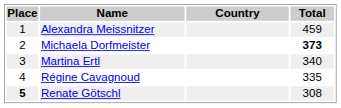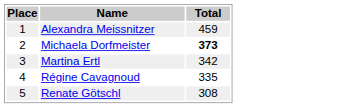- column: (237, 14)
(312, 62) 340 -> (208, 62) 342
(22, 93) bold -> (22, 93) normal
